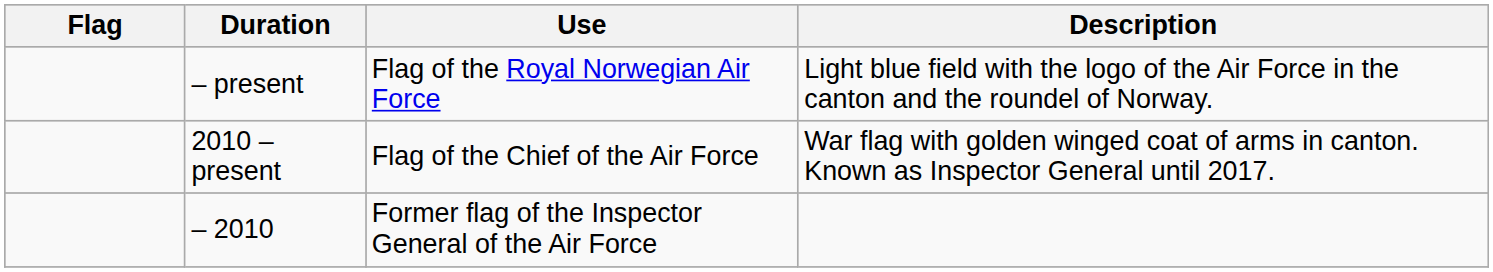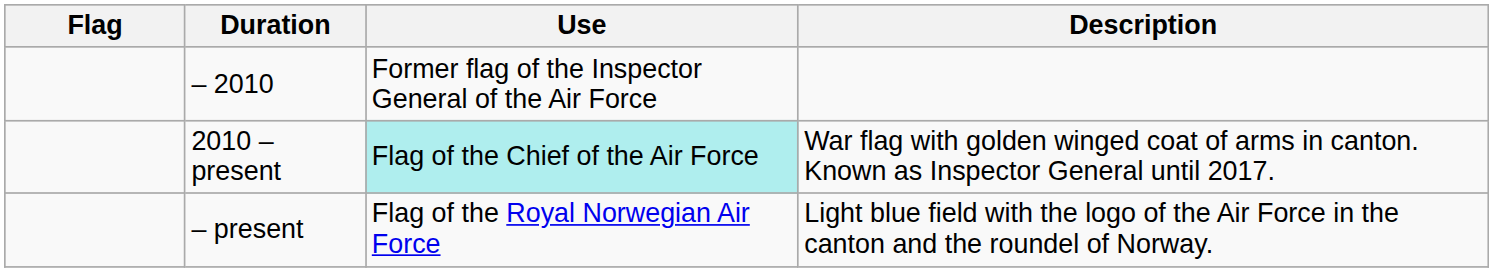rows swapped: (247, 83) <-> (233, 229)
(565, 156) no background -> (565, 156) paleturquoise background
